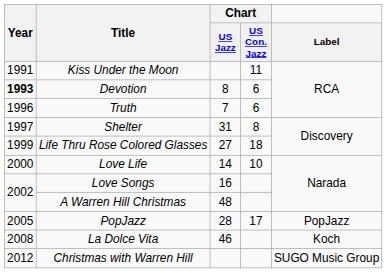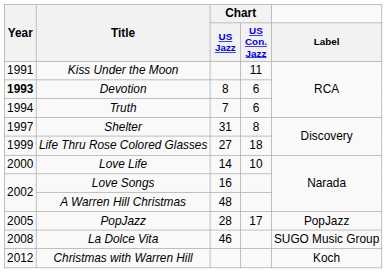(20, 108) 1996 -> (20, 108) 1994
(327, 239) Koch -> (327, 239) SUGO Music Group
(327, 258) SUGO Music Group -> (327, 258) Koch
